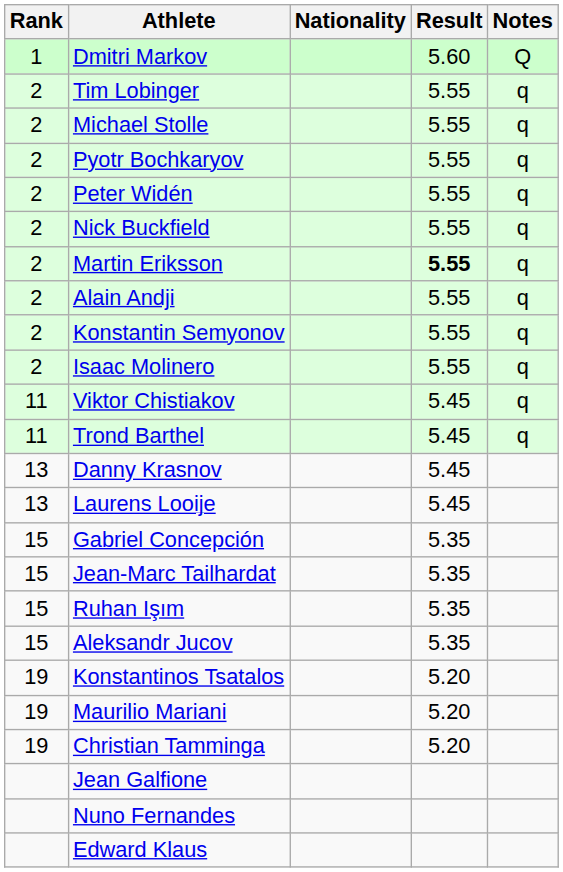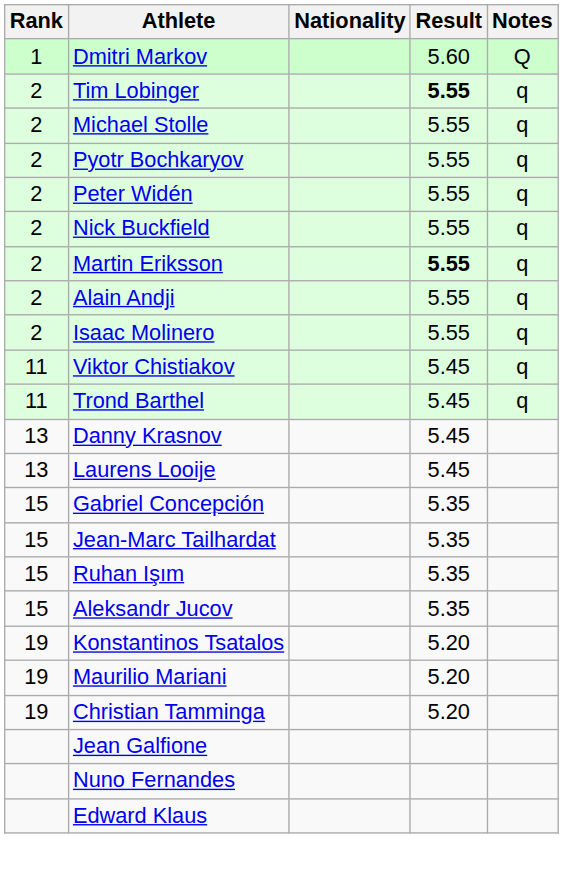(449, 90) normal -> (449, 90) bold
- row: (179, 332)
